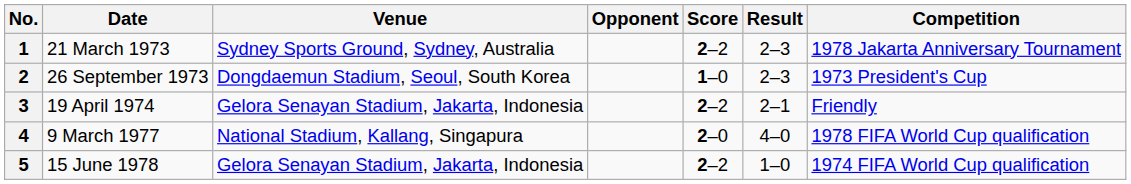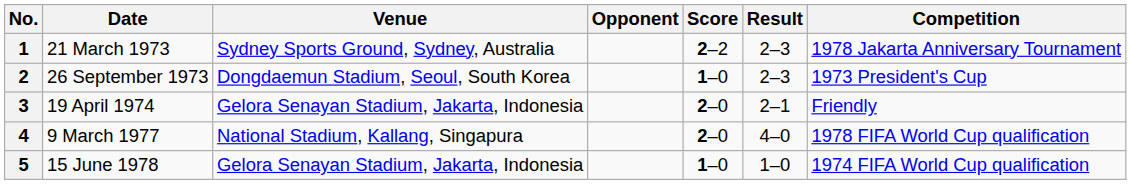(713, 106) 2–2 -> (713, 106) 2–0
(713, 164) 2–2 -> (713, 164) 1–0
